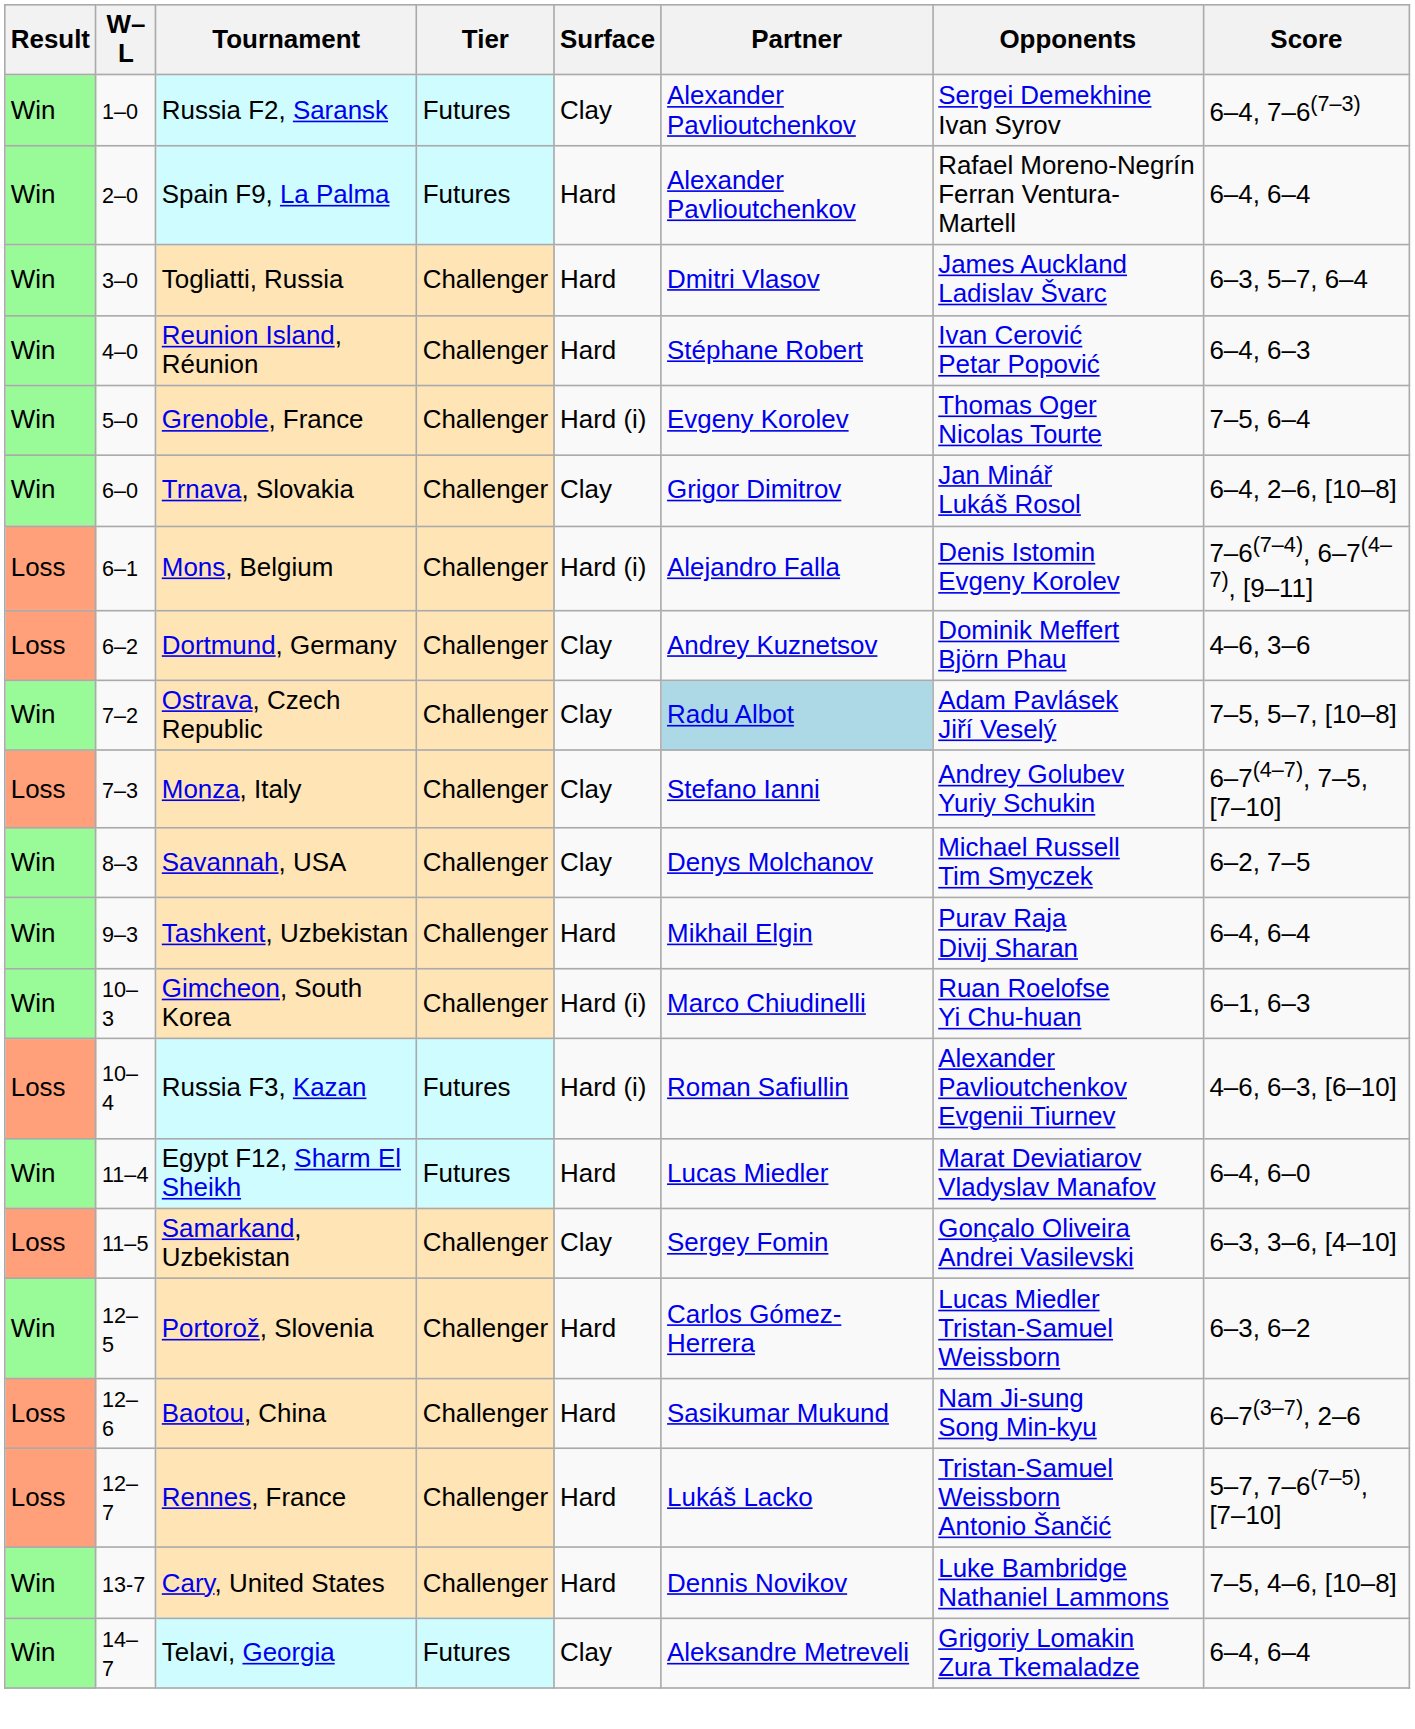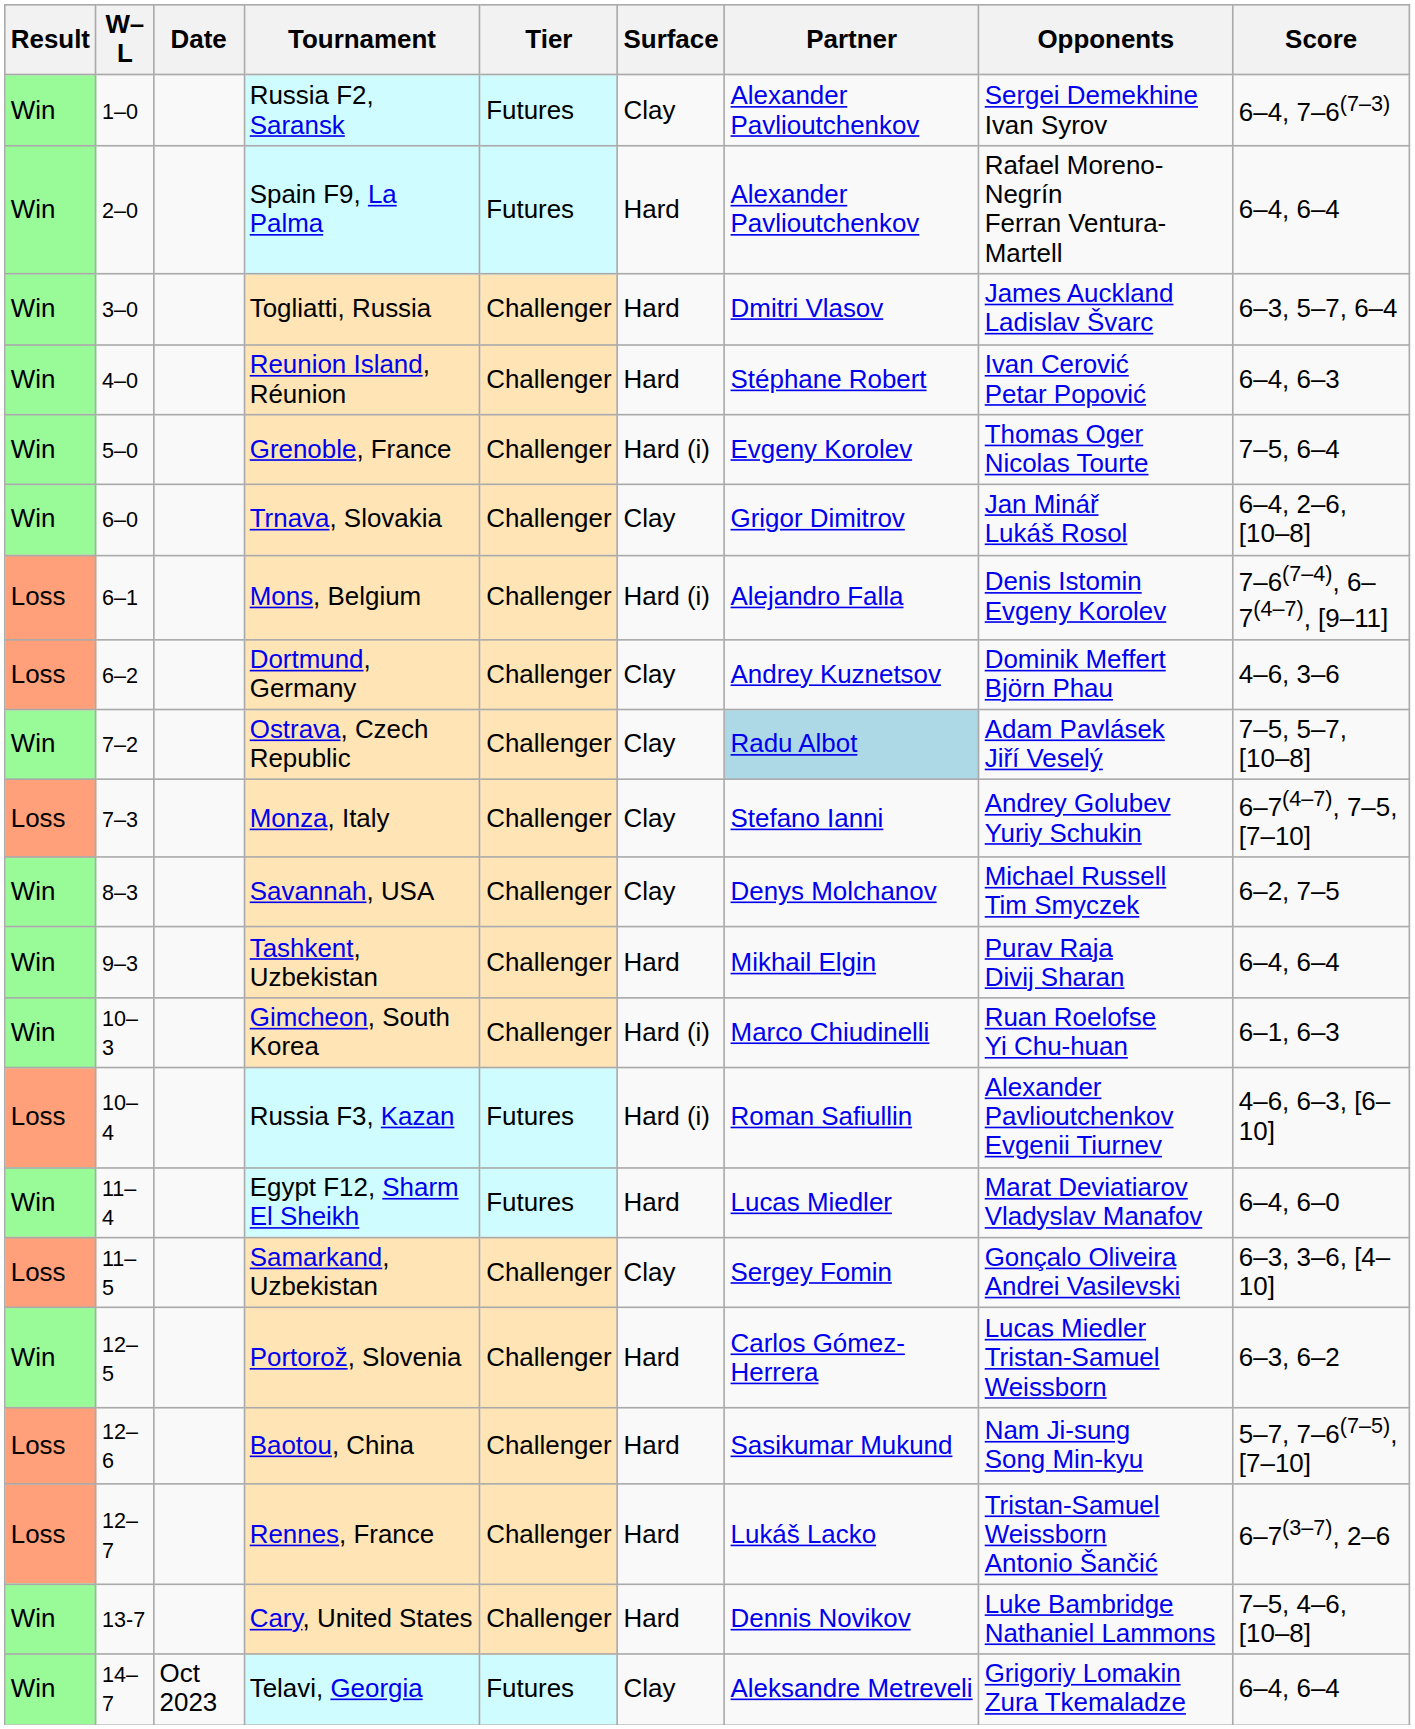+ column: (199, 39)
(1285, 1412) 6–7(3–7), 2–6 -> (1318, 1445) 5–7, 7–6(7–5), [7–10]
(1289, 1497) 5–7, 7–6(7–5), [7–10] -> (1315, 1533) 6–7(3–7), 2–6
